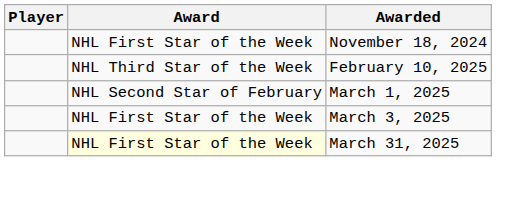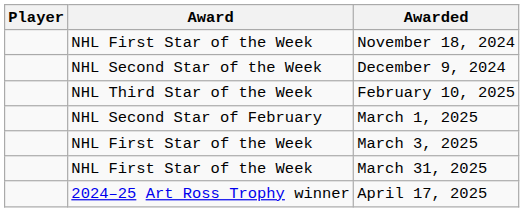+ row: (432, 68)
(192, 143) lightyellow background -> (192, 168) no background
+ row: (422, 194)
